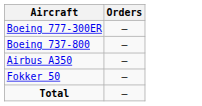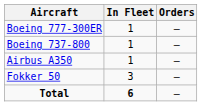+ column: (130, 12)
